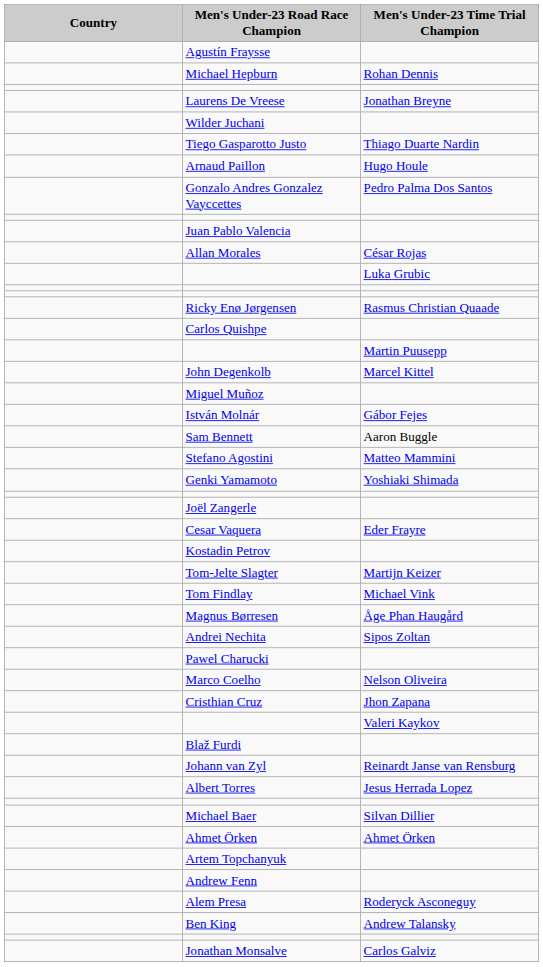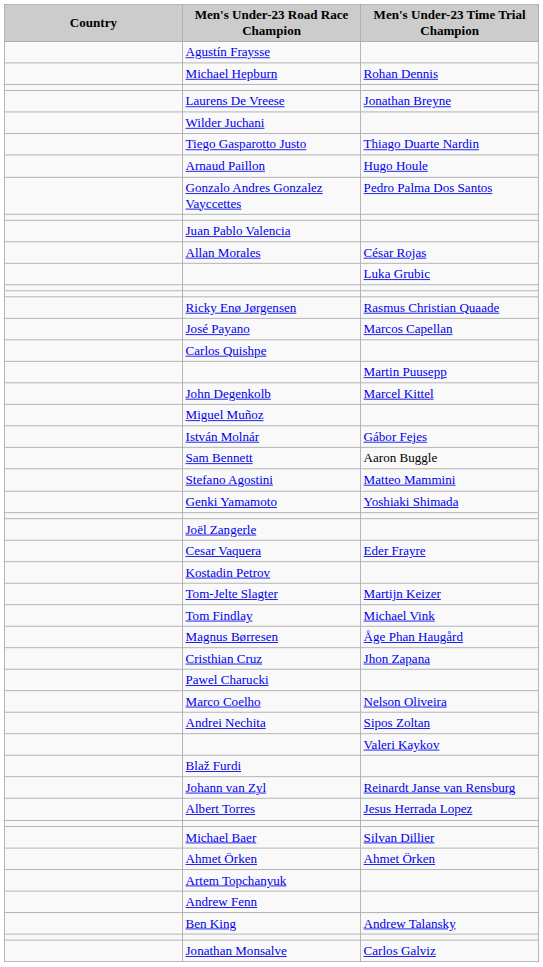+ row: (218, 329)
rows swapped: (224, 701) <-> (226, 637)
- row: (216, 901)
